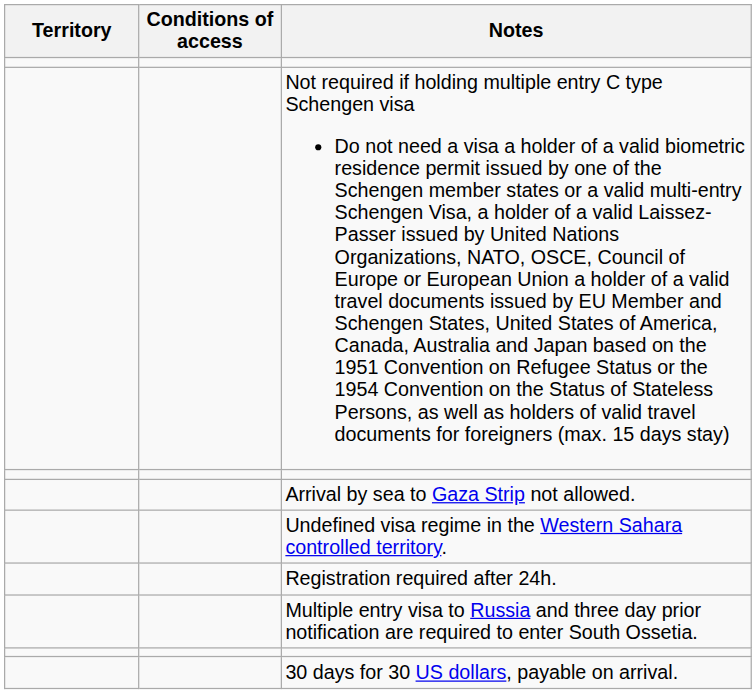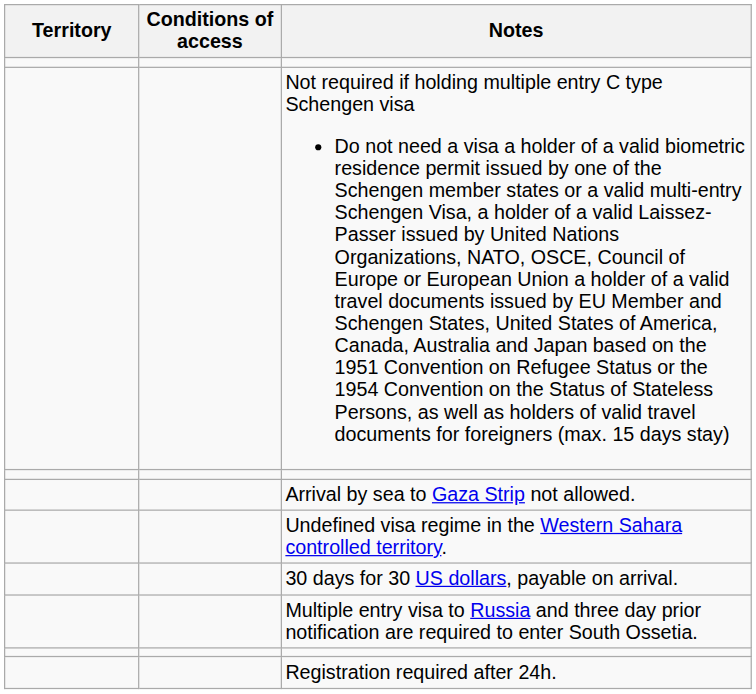rows swapped: (72, 673) <-> (72, 579)
